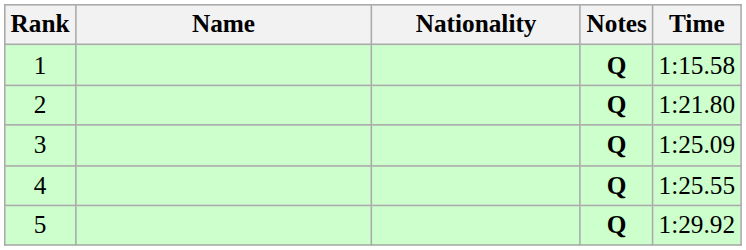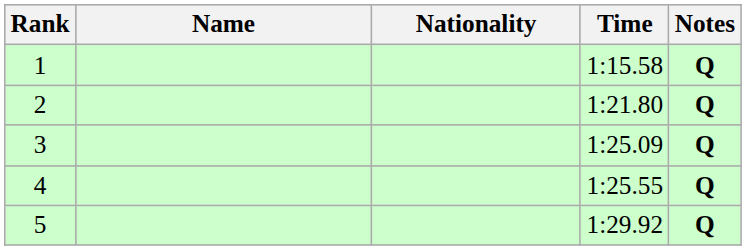columns swapped: (697, 24) <-> (617, 24)
